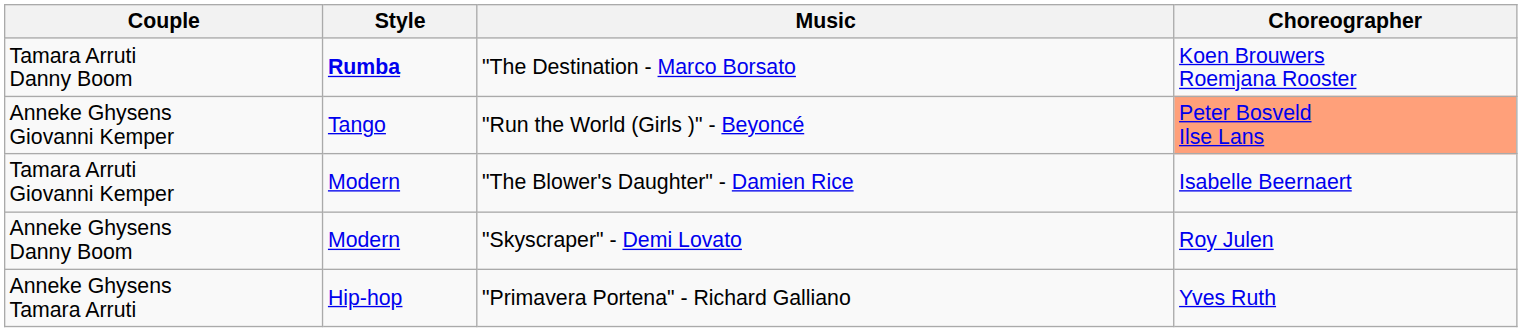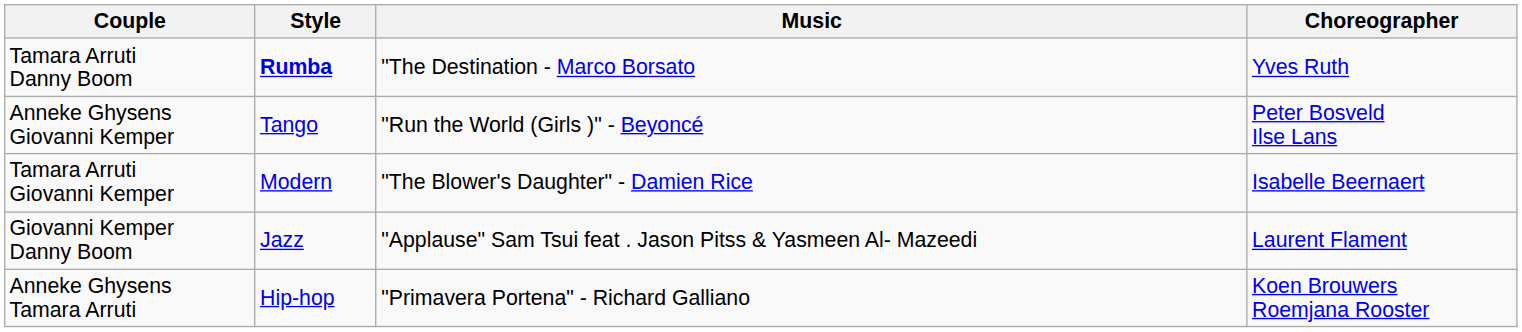(1268, 67) Koen Brouwers Roemjana Rooster -> (1301, 67) Yves Ruth
(1245, 124) lightsalmon background -> (1318, 124) no background
- row: (91, 240)
+ row: (92, 240)
(1228, 297) Yves Ruth -> (1341, 297) Koen Brouwers Roemjana Rooster
